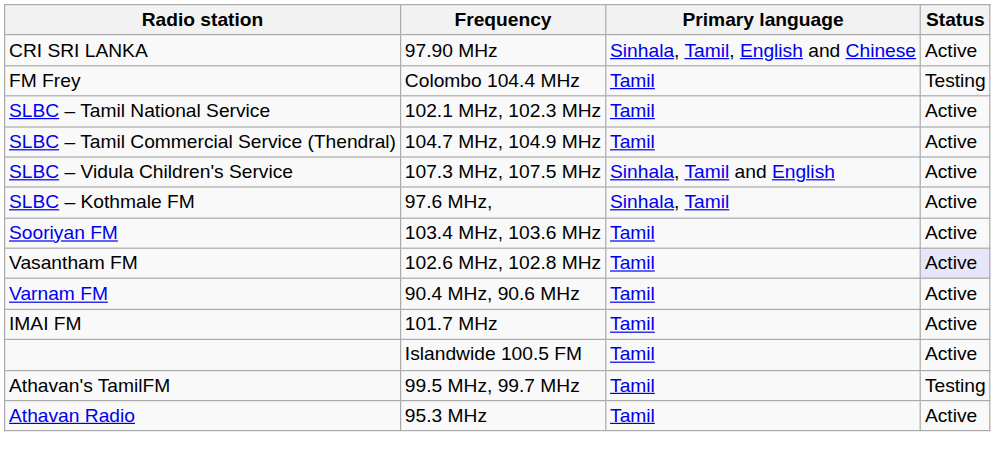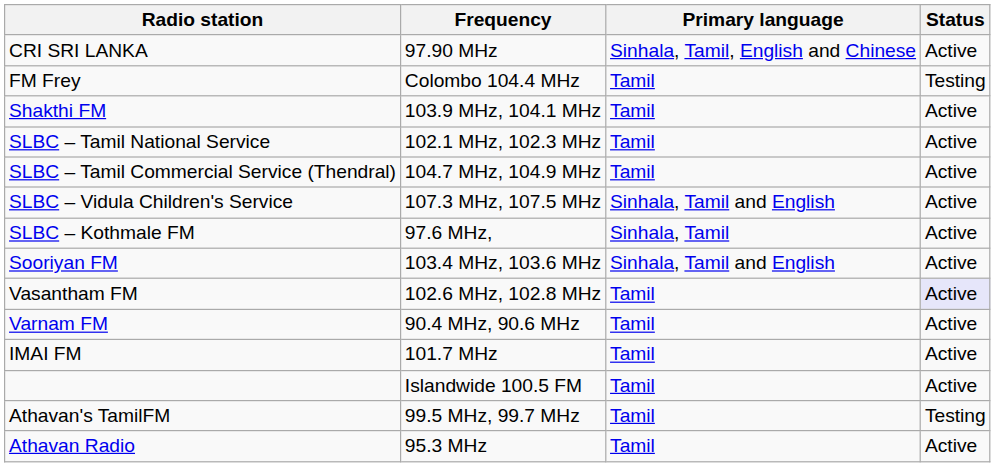+ row: (58, 111)
(632, 232) Tamil -> (722, 263) Sinhala, Tamil and English
